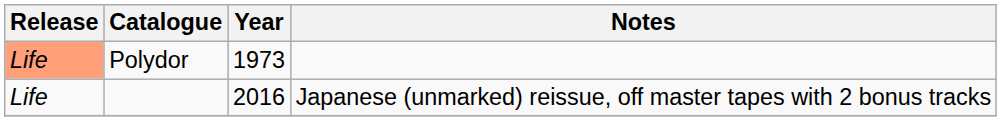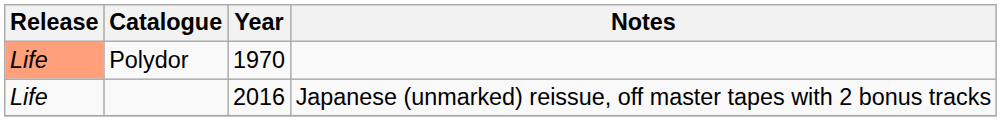(259, 60) 1973 -> (259, 60) 1970
